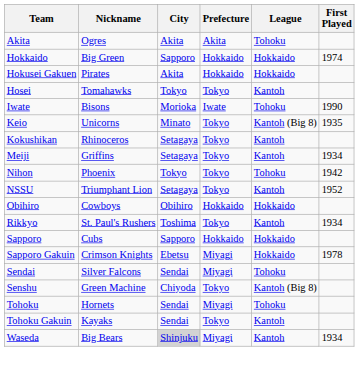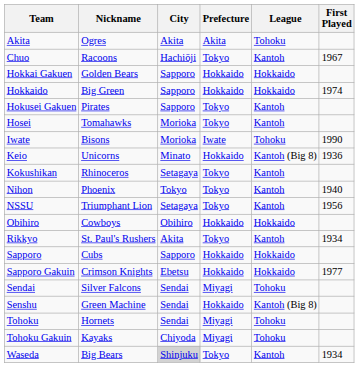+ row: (18, 57)
+ row: (40, 73)
(172, 73) Akita -> (178, 106) Sapporo
(223, 73) Hokkaido -> (216, 106) Tokyo
(274, 73) Hokkaido -> (269, 106) Kantoh
(174, 90) Tokyo -> (178, 123) Morioka
(216, 123) Tokyo -> (223, 156) Hokkaido
(332, 123) 1935 -> (332, 156) 1936
- row: (18, 156)
(270, 172) Tohoku -> (269, 189) Kantoh
(332, 172) 1942 -> (332, 189) 1940
(332, 189) 1952 -> (332, 205) 1956
(178, 222) Toshima -> (172, 238) Akita
(218, 255) Miyagi -> (223, 271) Hokkaido
(332, 255) 1978 -> (332, 271) 1977
(178, 288) Chiyoda -> (174, 304) Sendai
(216, 288) Tokyo -> (223, 304) Hokkaido
(174, 321) Sendai -> (178, 337) Chiyoda
(216, 321) Tokyo -> (218, 337) Miyagi
(269, 321) Kantoh -> (270, 337) Tohoku
(218, 337) Miyagi -> (216, 354) Tokyo
